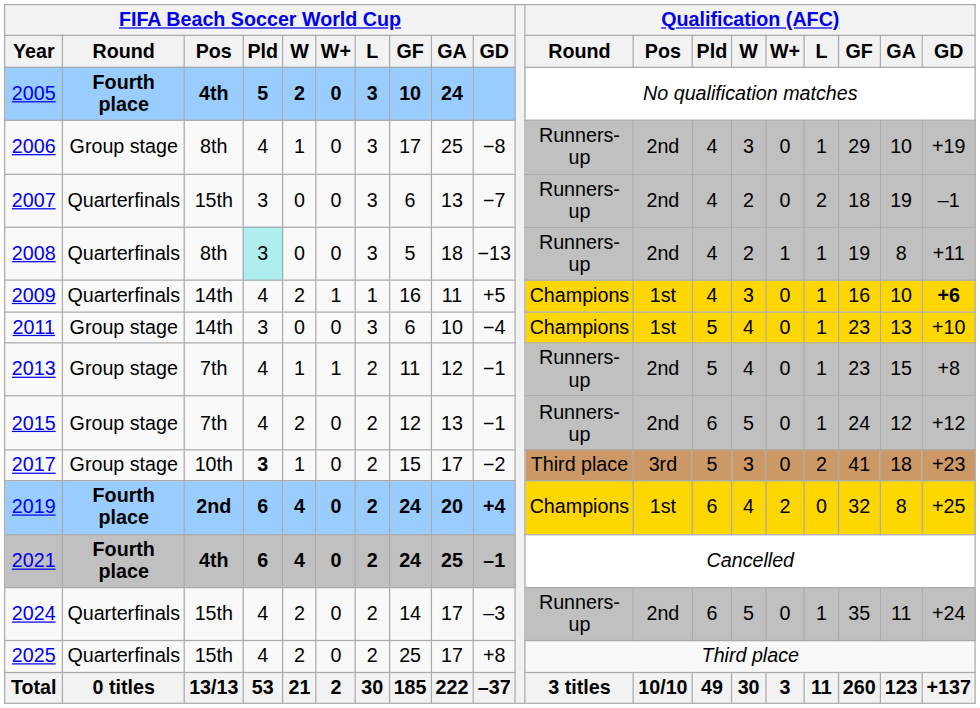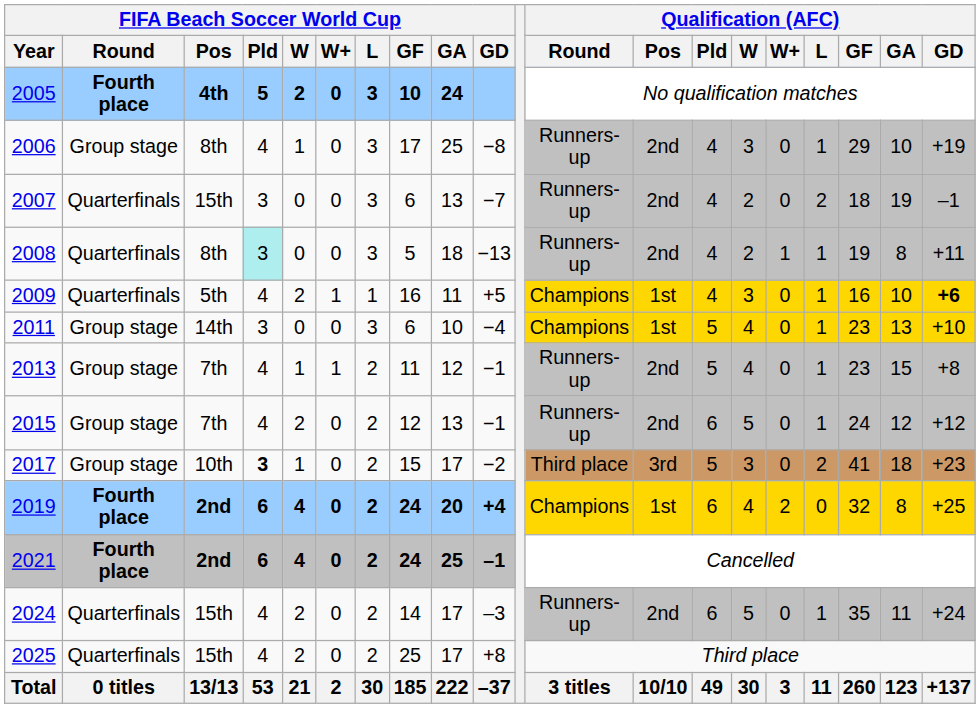(214, 295) 14th -> (214, 295) 5th
(214, 560) 4th -> (214, 560) 2nd
